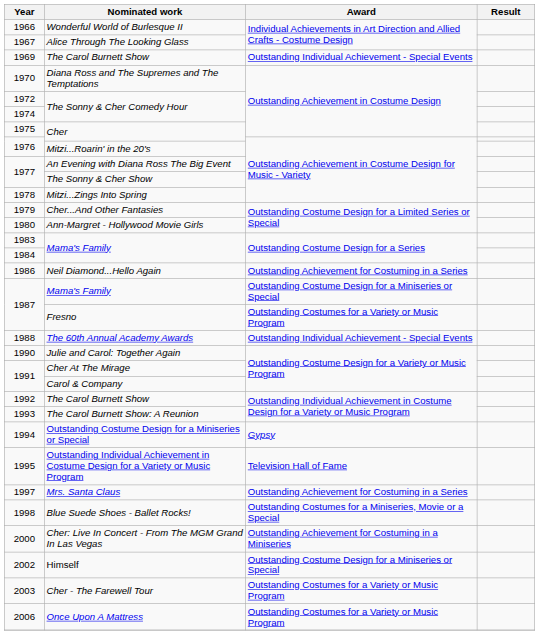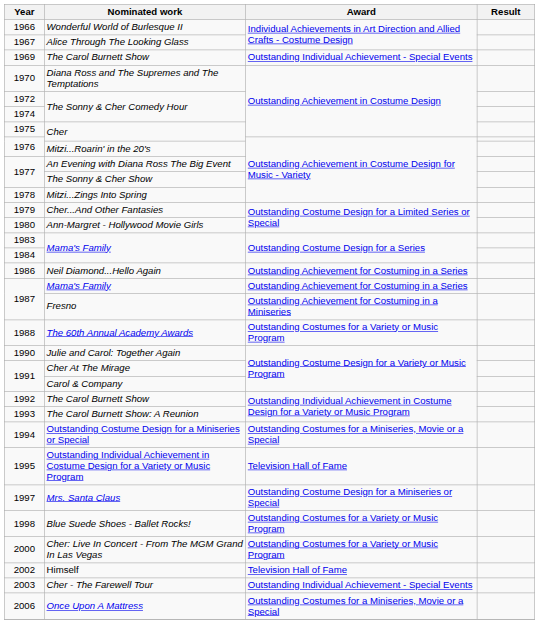(350, 291) Outstanding Costume Design for a Miniseries or Special -> (358, 286) Outstanding Achievement for Costuming in a Series
(343, 317) Outstanding Costumes for a Variety or Music Program -> (343, 306) Outstanding Achievement for Costuming in a Miniseries
(360, 338) Outstanding Individual Achievement - Special Events -> (343, 332) Outstanding Costumes for a Variety or Music Program
(261, 434) Gypsy -> (356, 434) Outstanding Costumes for a Miniseries, Movie or a Special
(358, 492) Outstanding Achievement for Costuming in a Series -> (350, 497) Outstanding Costume Design for a Miniseries or Special
(356, 513) Outstanding Costumes for a Miniseries, Movie or a Special -> (343, 523) Outstanding Costumes for a Variety or Music Program
(343, 539) Outstanding Achievement for Costuming in a Miniseries -> (343, 549) Outstanding Costumes for a Variety or Music Program
(350, 565) Outstanding Costume Design for a Miniseries or Special -> (297, 570) Television Hall of Fame
(343, 591) Outstanding Costumes for a Variety or Music Program -> (360, 585) Outstanding Individual Achievement - Special Events
(343, 617) Outstanding Costumes for a Variety or Music Program -> (356, 606) Outstanding Costumes for a Miniseries, Movie or a Special
